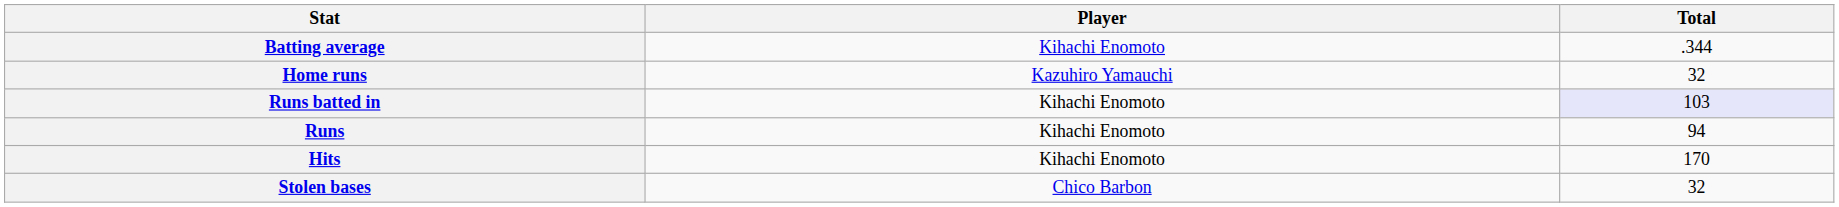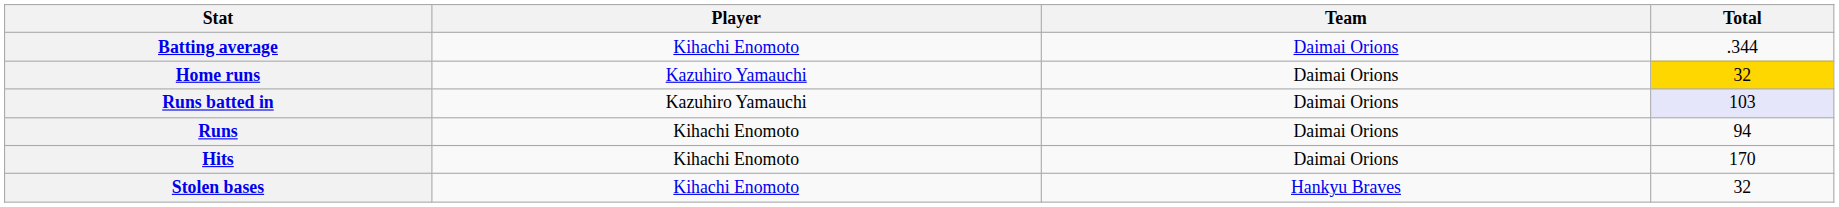+ column: (1346, 18)
(1697, 74) no background -> (1742, 74) gold background
(1102, 103) Kihachi Enomoto -> (736, 103) Kazuhiro Yamauchi
(1102, 187) Chico Barbon -> (736, 187) Kihachi Enomoto
